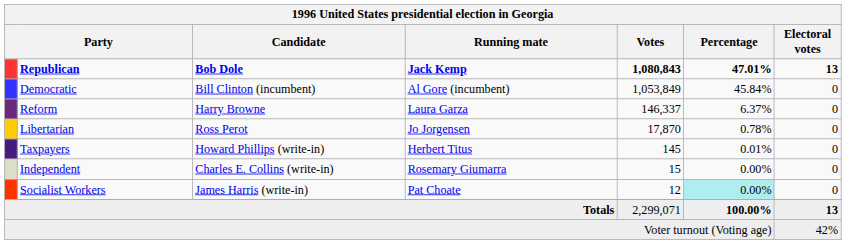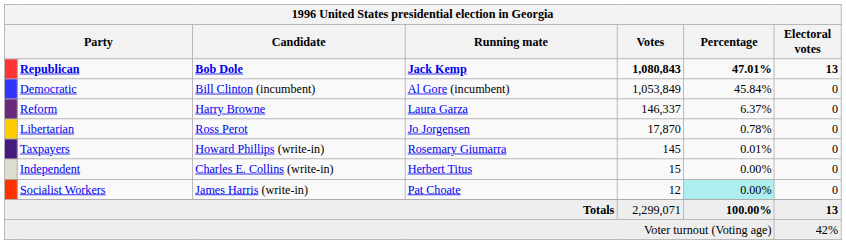(440, 149) Herbert Titus -> (457, 149) Rosemary Giumarra
(457, 169) Rosemary Giumarra -> (440, 169) Herbert Titus
